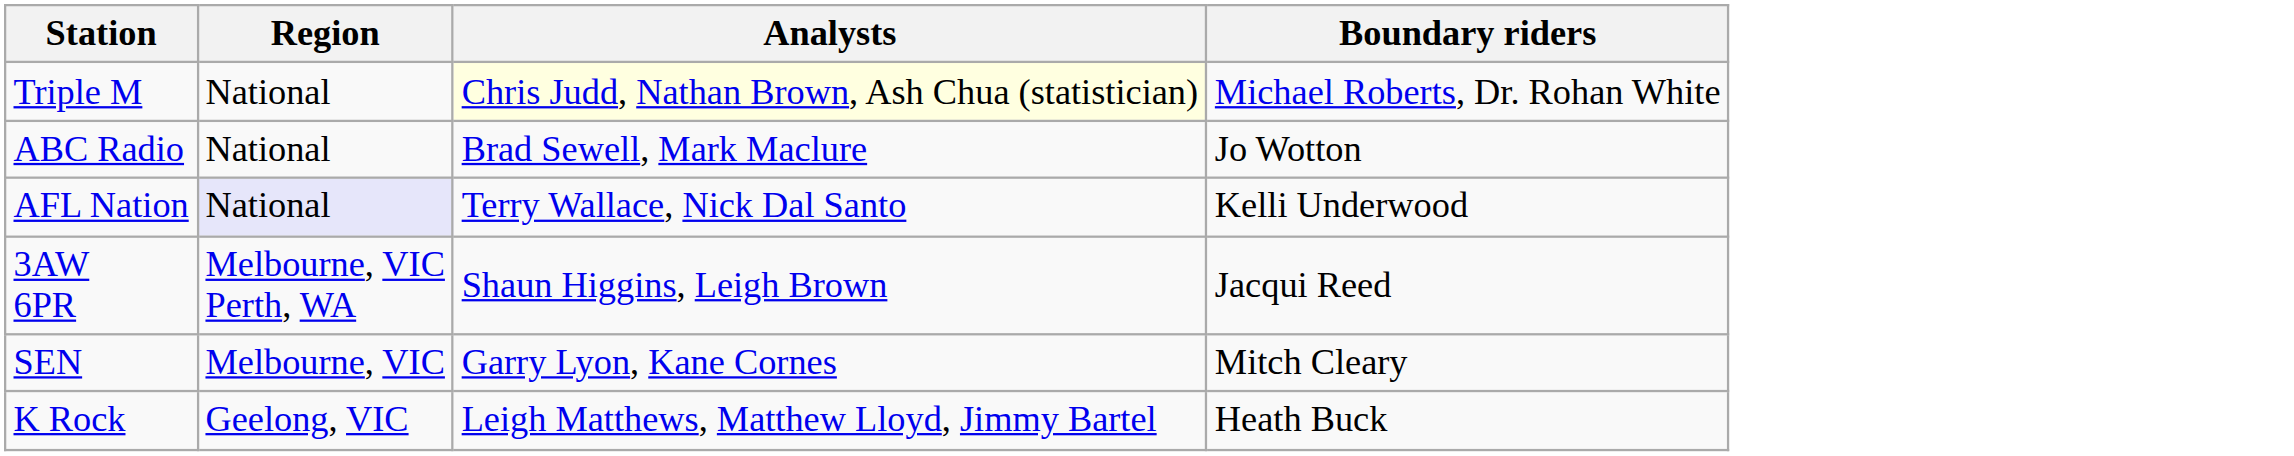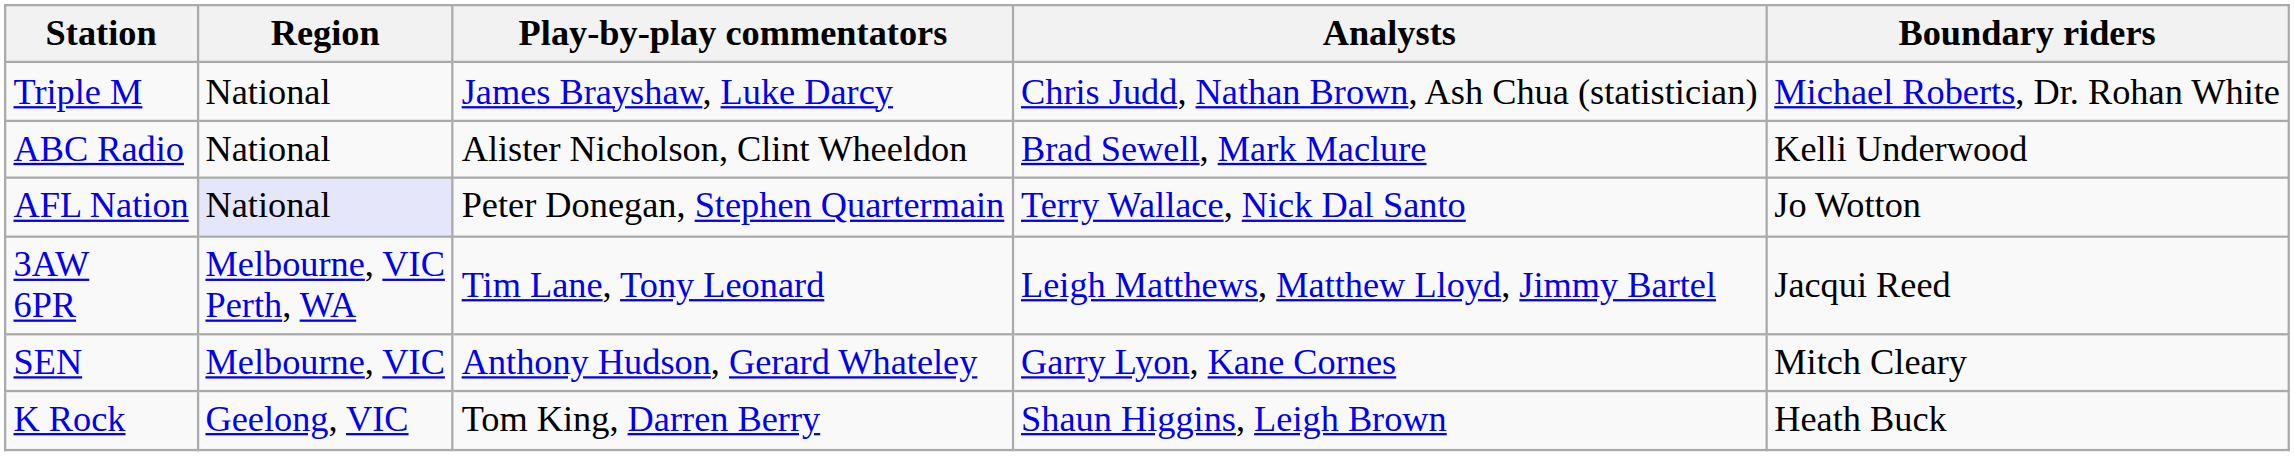+ column: (733, 33)
(830, 90) lightyellow background -> (1389, 90) no background
(1288, 148) Jo Wotton -> (1901, 148) Kelli Underwood
(1341, 206) Kelli Underwood -> (1848, 206) Jo Wotton
(675, 284) Shaun Higgins, Leigh Brown -> (1369, 284) Leigh Matthews, Matthew Lloyd, Jimmy Bartel
(809, 419) Leigh Matthews, Matthew Lloyd, Jimmy Bartel -> (1234, 419) Shaun Higgins, Leigh Brown
